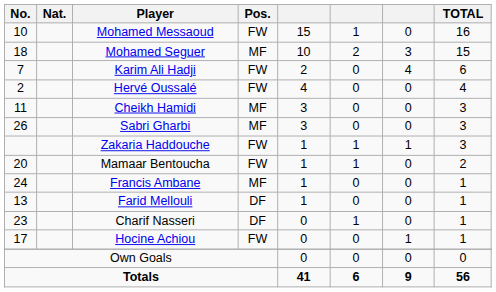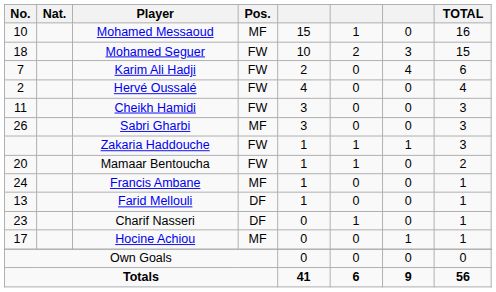(258, 32) FW -> (258, 32) MF
(258, 51) MF -> (258, 51) FW
(258, 107) MF -> (258, 107) FW
(258, 239) FW -> (258, 239) MF
